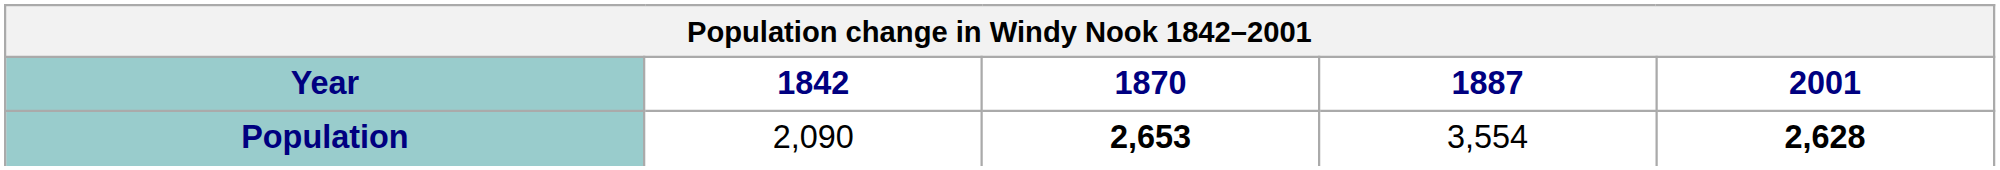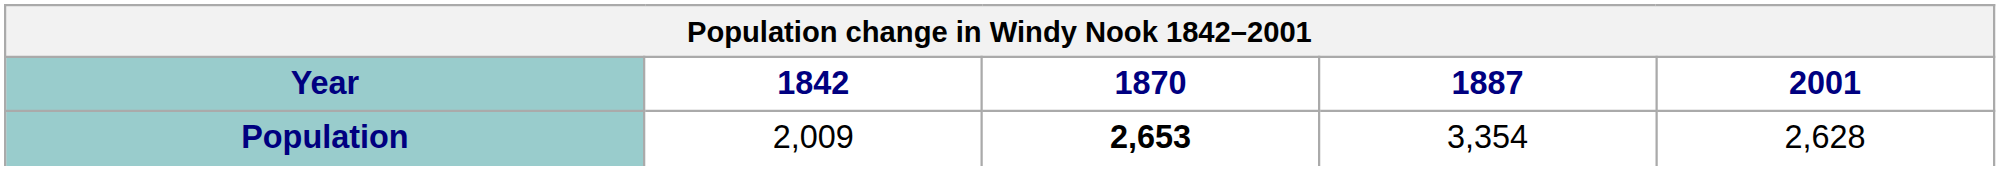(813, 138) 2,090 -> (813, 138) 2,009
(1488, 138) 3,554 -> (1488, 138) 3,354
(1825, 138) bold -> (1825, 138) normal
